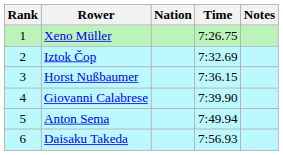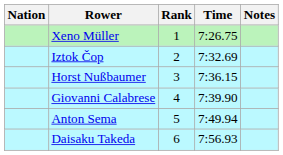columns swapped: (23, 14) <-> (173, 14)
